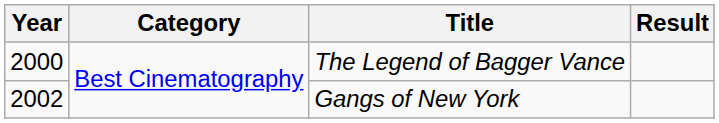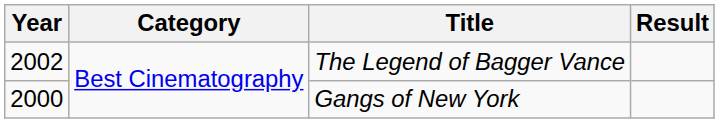(37, 61) 2000 -> (37, 61) 2002
(37, 99) 2002 -> (37, 99) 2000
